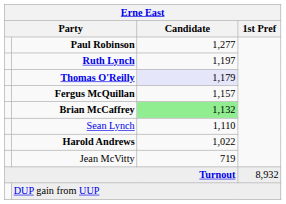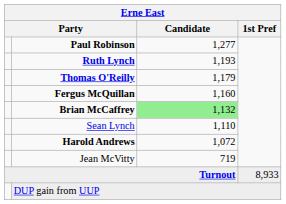(224, 61) 1,197 -> (224, 61) 1,193
(224, 77) lavender background -> (224, 77) no background
(224, 93) 1,157 -> (224, 93) 1,160
(224, 142) 1,022 -> (224, 142) 1,072
(267, 175) 8,932 -> (267, 175) 8,933
